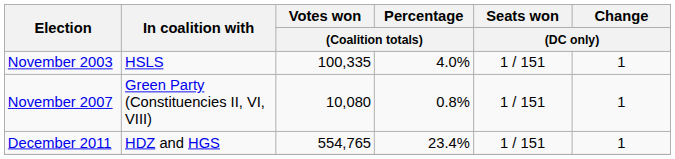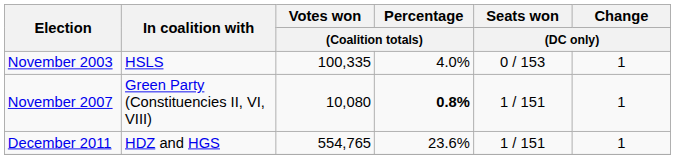(523, 62) 1 / 151 -> (523, 62) 0 / 153
(453, 102) normal -> (453, 102) bold
(449, 142) 23.4% -> (449, 142) 23.6%
